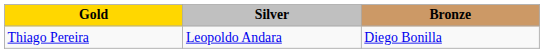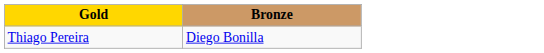- column: (272, 15)
